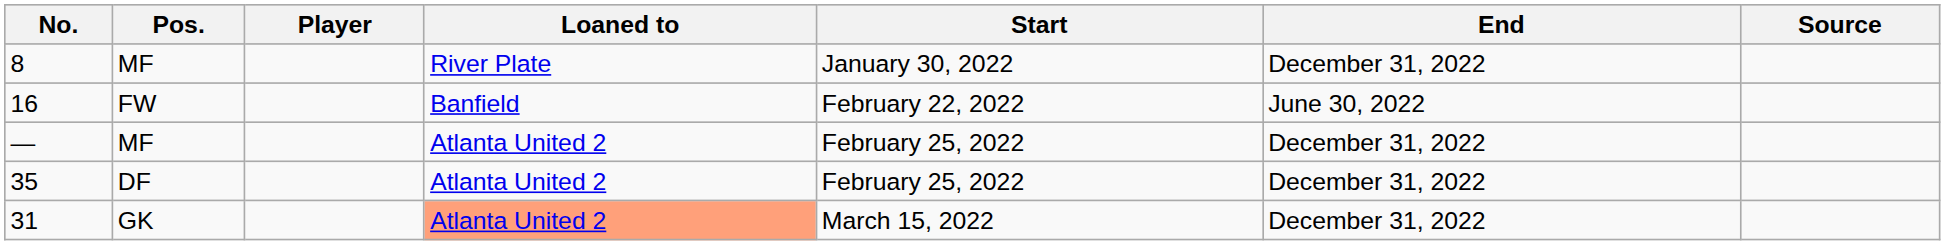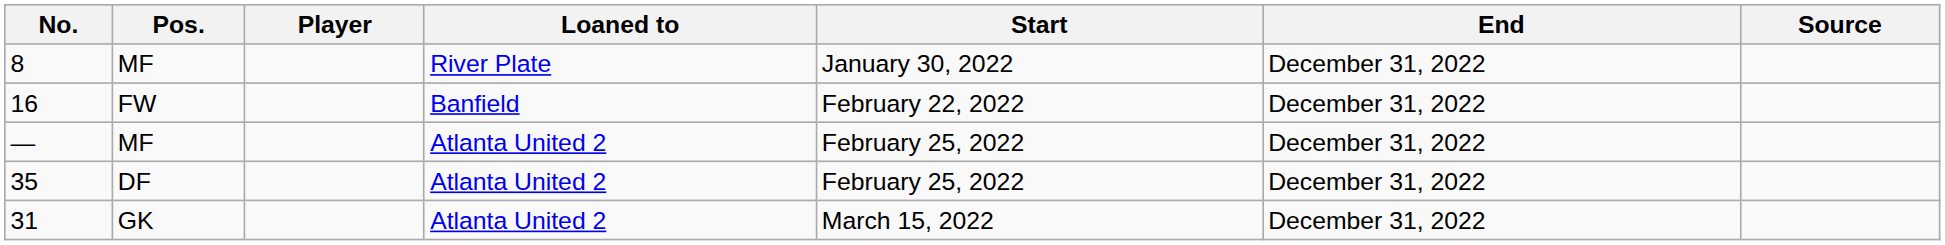(1347, 103) June 30, 2022 -> (1377, 103) December 31, 2022
(518, 221) lightsalmon background -> (518, 221) no background
